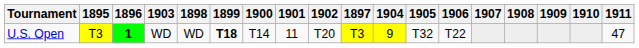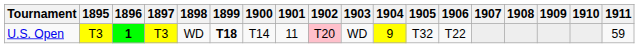columns swapped: (357, 14) <-> (161, 14)
(325, 33) no background -> (325, 33) pink background
(618, 33) 47 -> (618, 33) 59
